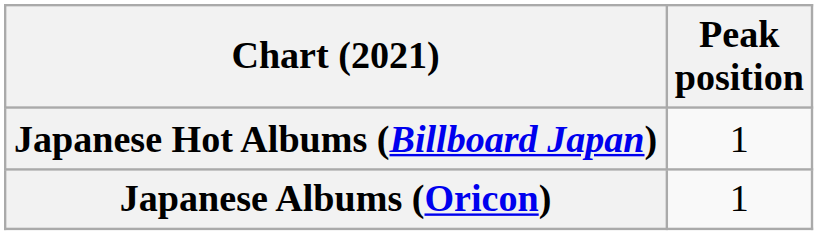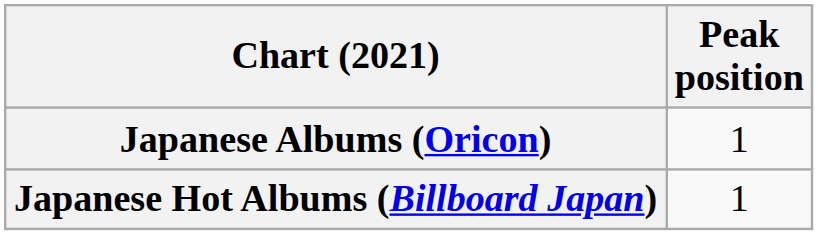rows swapped: (336, 198) <-> (336, 137)
